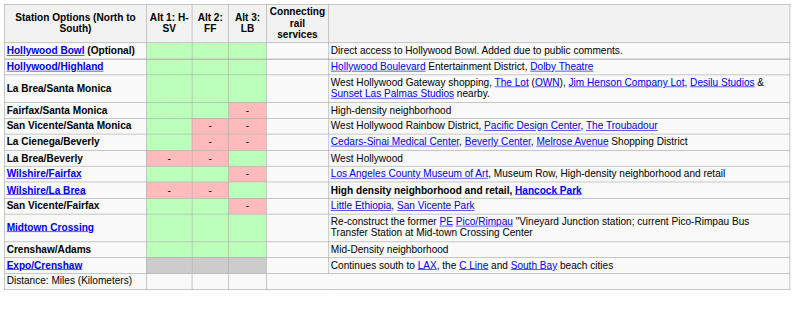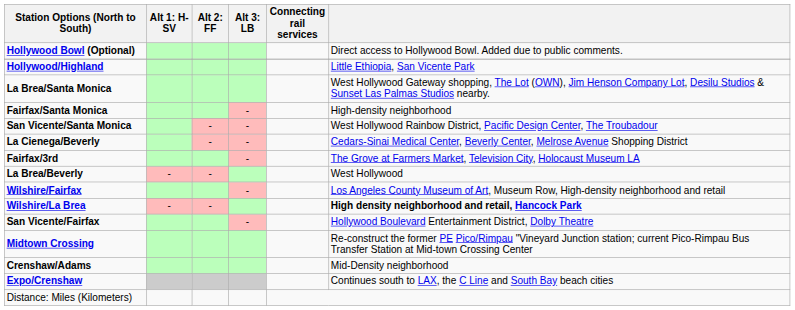(462, 67) Hollywood Boulevard Entertainment District, Dolby Theatre -> (403, 67) Little Ethiopia, San Vicente Park
+ row: (32, 158)
(403, 206) Little Ethiopia, San Vicente Park -> (462, 222) Hollywood Boulevard Entertainment District, Dolby Theatre
